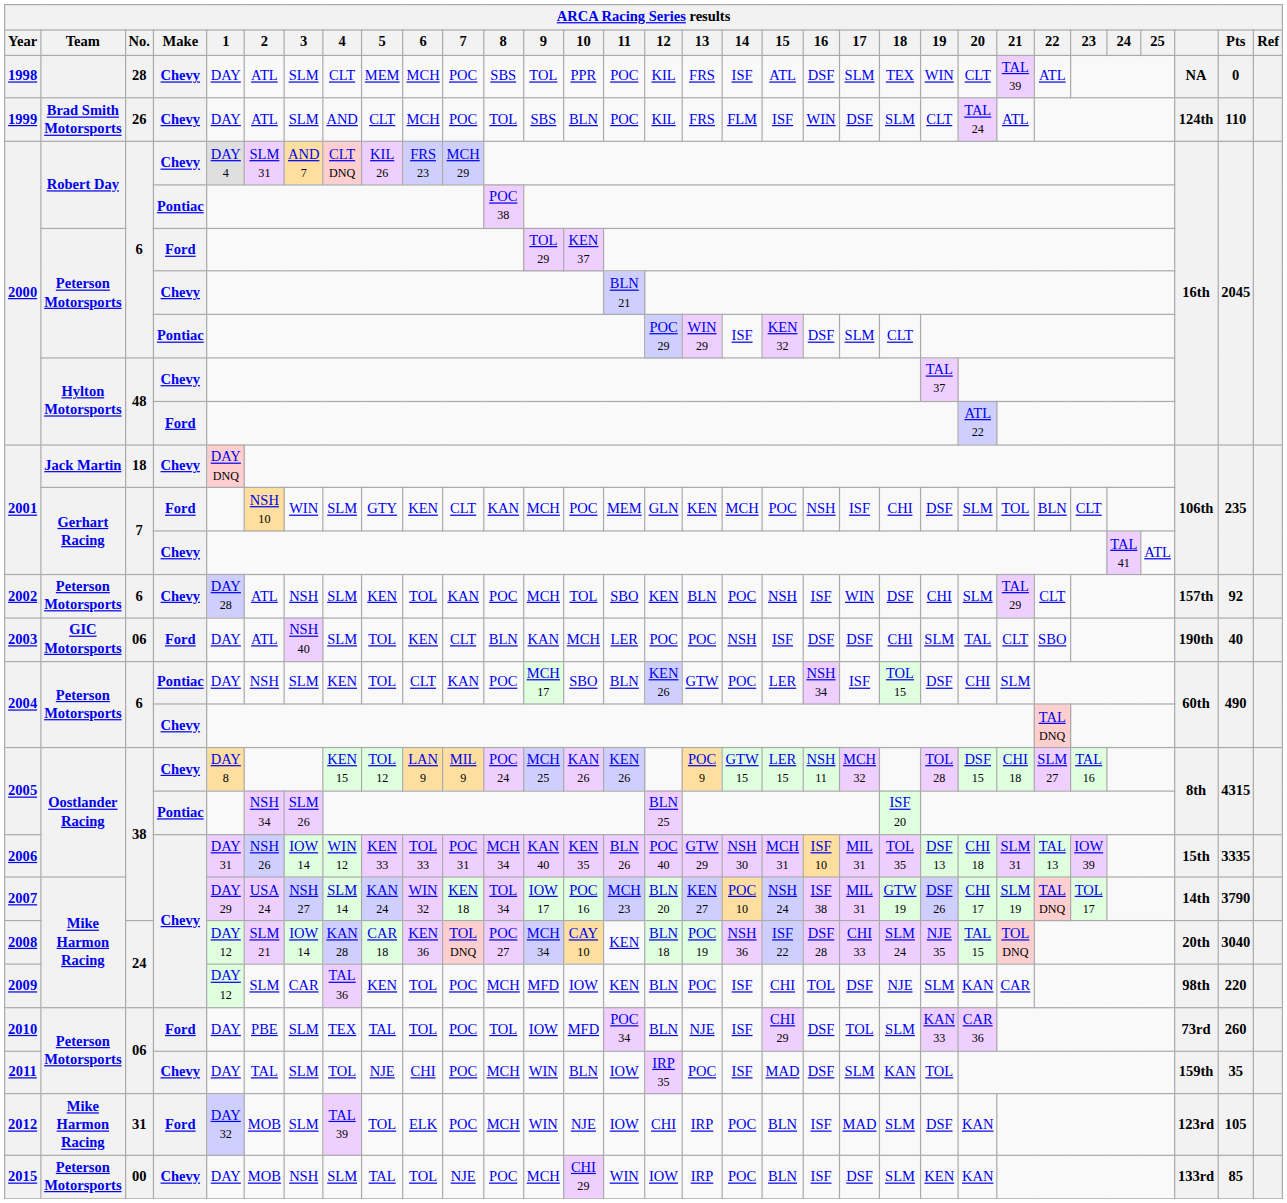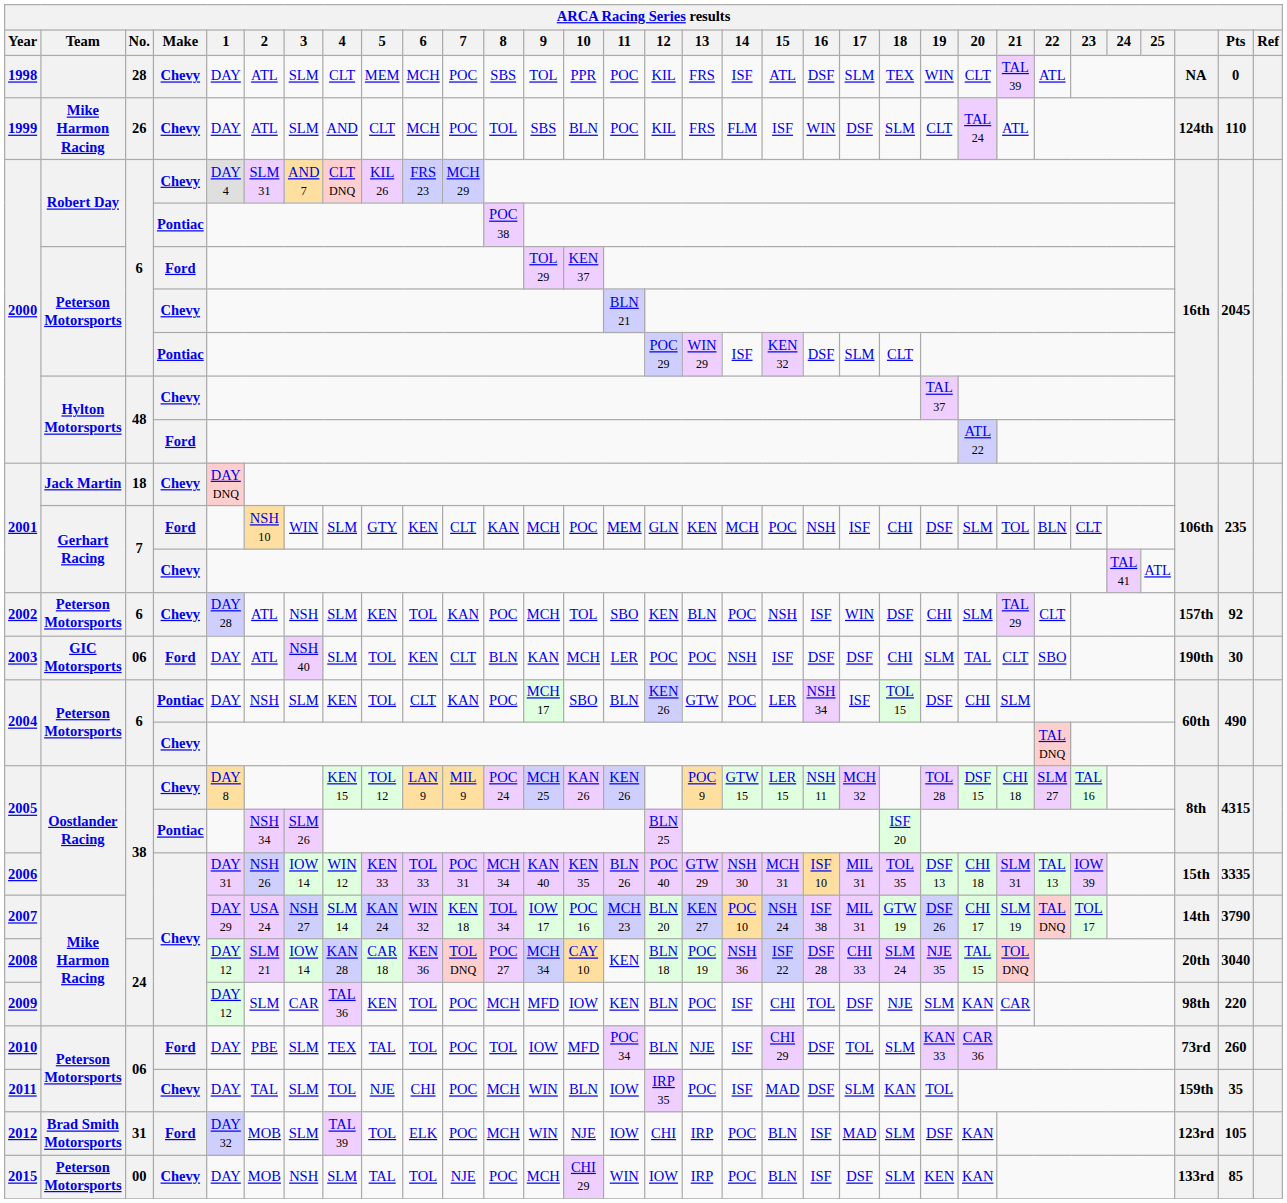(83, 119) Brad Smith Motorsports -> (83, 128) Mike Harmon Racing
(1236, 639) 40 -> (1236, 657) 30
(83, 1124) Mike Harmon Racing -> (83, 1133) Brad Smith Motorsports
